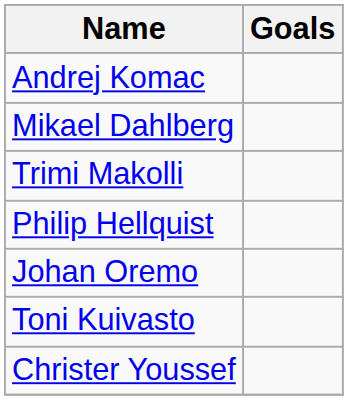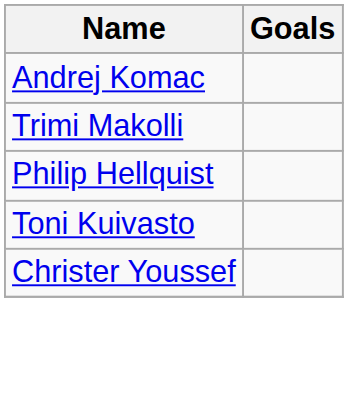- row: (123, 126)
- row: (105, 272)
